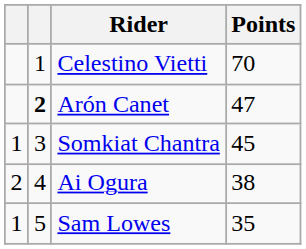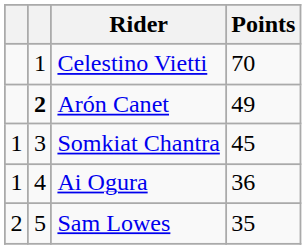(243, 103) 47 -> (243, 103) 49
(17, 182) 2 -> (17, 182) 1
(243, 182) 38 -> (243, 182) 36
(17, 222) 1 -> (17, 222) 2
